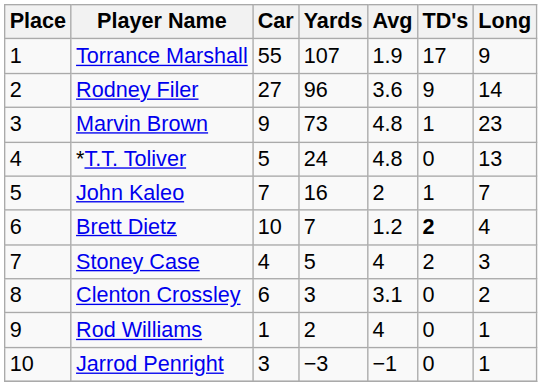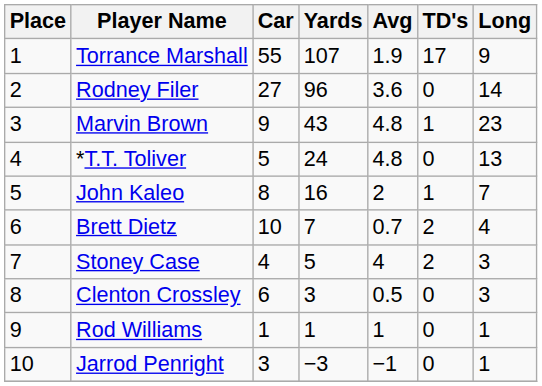(428, 90) 9 -> (428, 90) 0
(316, 124) 73 -> (316, 124) 43
(264, 192) 7 -> (264, 192) 8
(387, 227) 1.2 -> (387, 227) 0.7
(428, 227) bold -> (428, 227) normal
(387, 295) 3.1 -> (387, 295) 0.5
(484, 295) 2 -> (484, 295) 3
(310, 329) 2 -> (310, 329) 1
(378, 329) 4 -> (378, 329) 1
